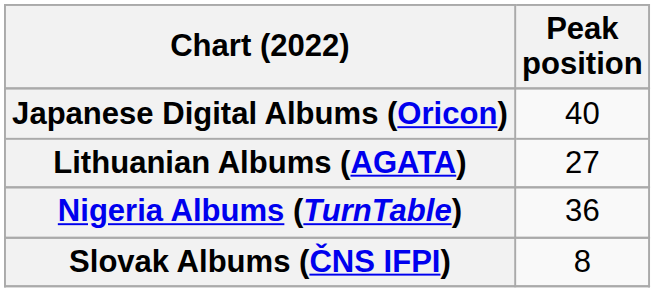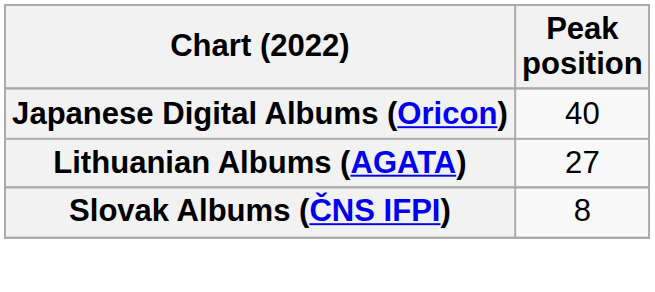- row: (260, 211)
